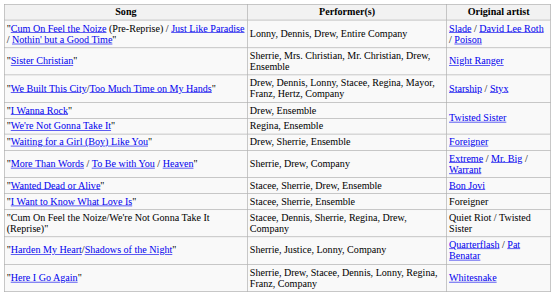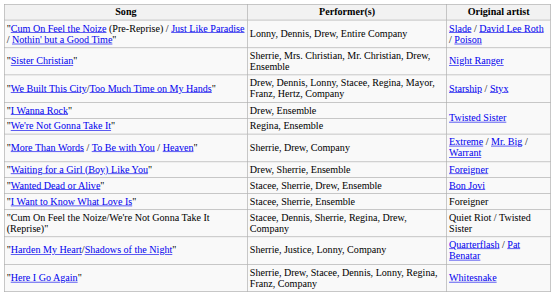rows swapped: (102, 164) <-> (79, 142)
